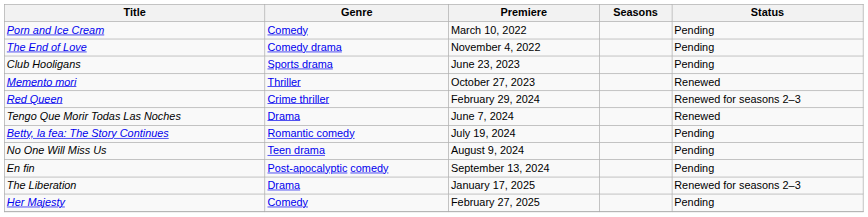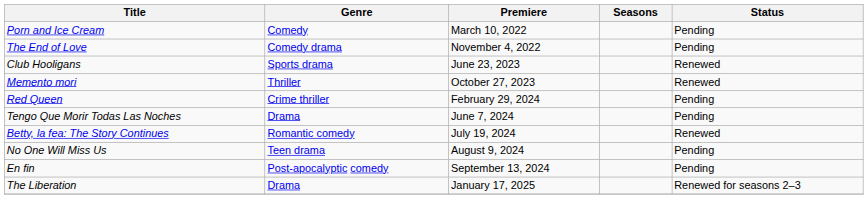(694, 64) Pending -> (697, 64) Renewed
(737, 99) Renewed for seasons 2–3 -> (694, 99) Pending
(697, 116) Renewed -> (694, 116) Pending
(694, 133) Pending -> (697, 133) Renewed
- row: (36, 202)
